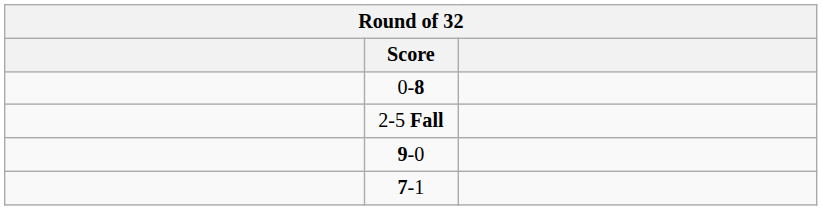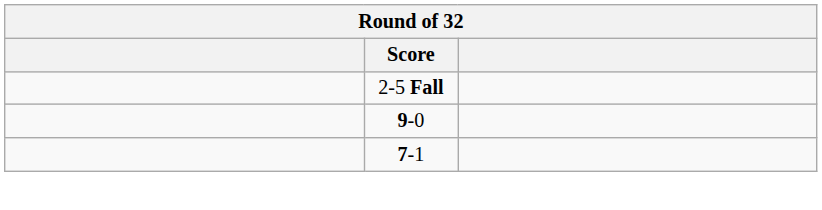- row: (411, 88)
